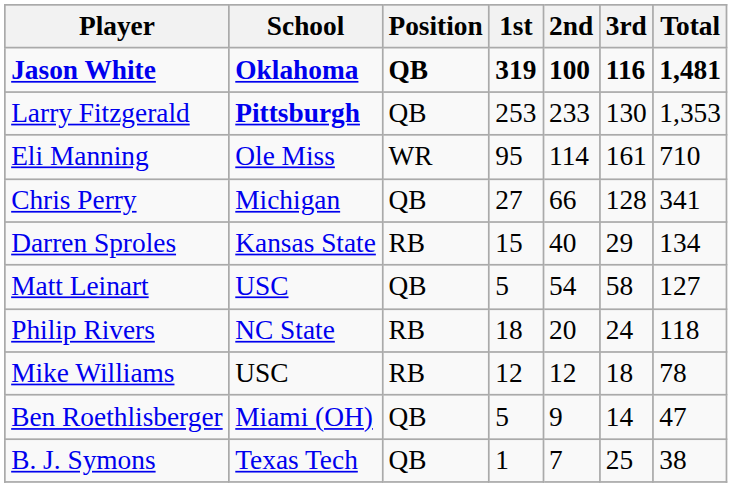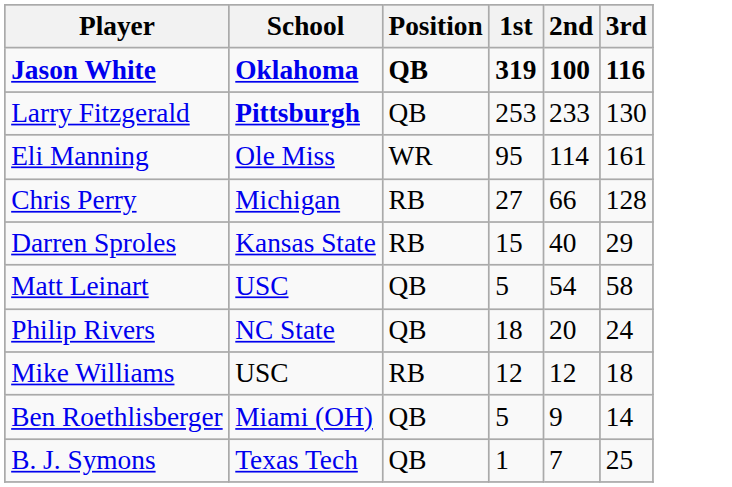- column: (690, 26)
(407, 199) QB -> (407, 199) RB
(407, 329) RB -> (407, 329) QB
